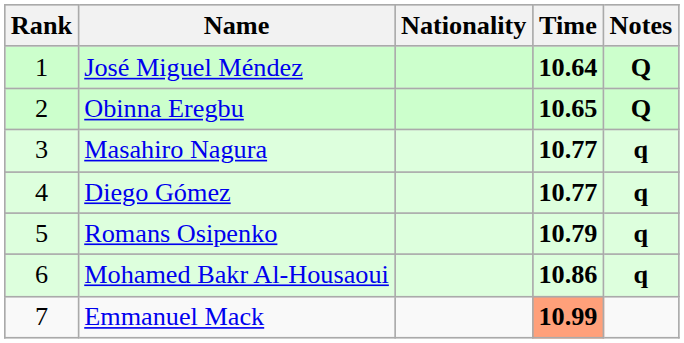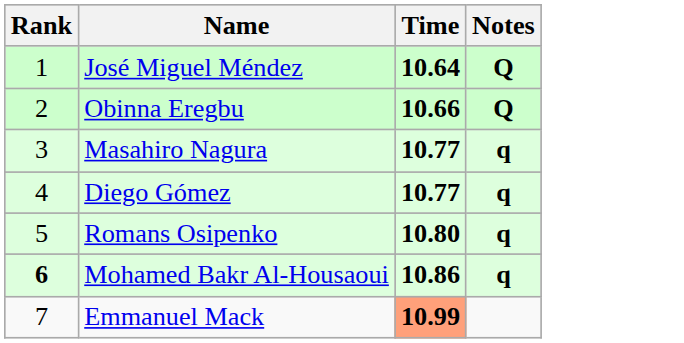- column: (464, 25)
(568, 108) 10.65 -> (430, 108) 10.66
(568, 233) 10.79 -> (430, 233) 10.80
(41, 274) normal -> (41, 274) bold
